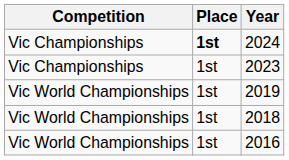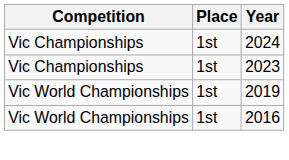(208, 42) bold -> (207, 42) normal
- row: (263, 117)
